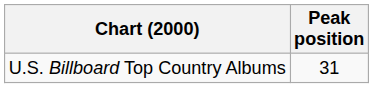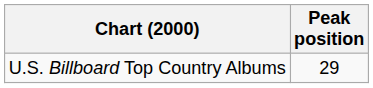(329, 67) 31 -> (329, 67) 29
